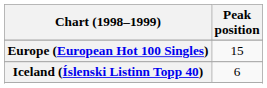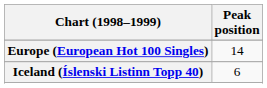(237, 51) 15 -> (237, 51) 14
